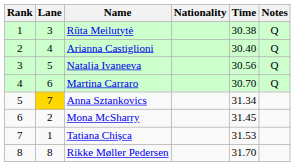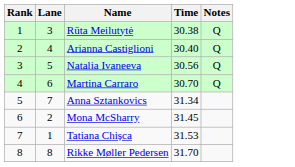- column: (200, 13)
(50, 100) gold background -> (50, 100) no background
